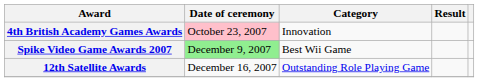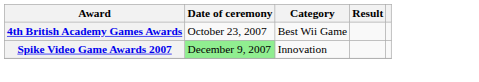(227, 31) pink background -> (227, 31) no background
(307, 31) Innovation -> (312, 31) Best Wii Game
(317, 49) Best Wii Game -> (302, 49) Innovation
- row: (95, 67)
